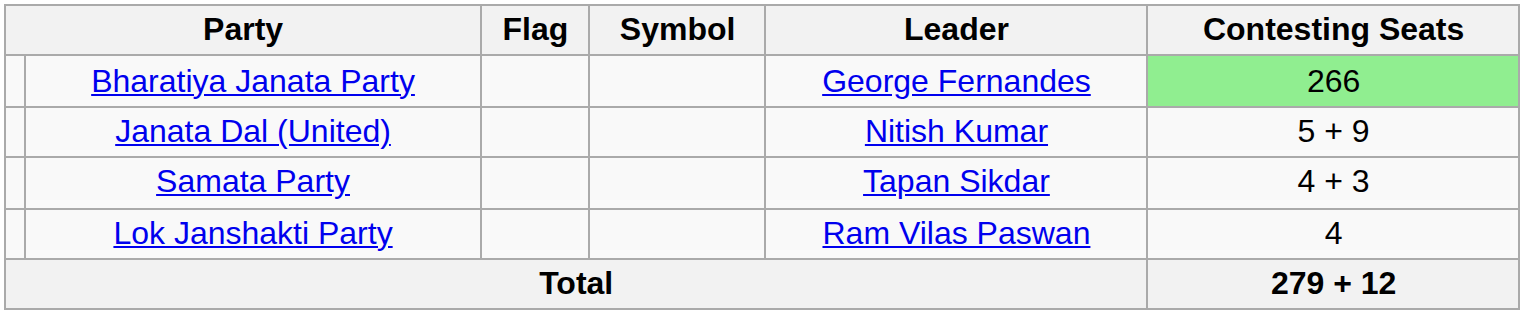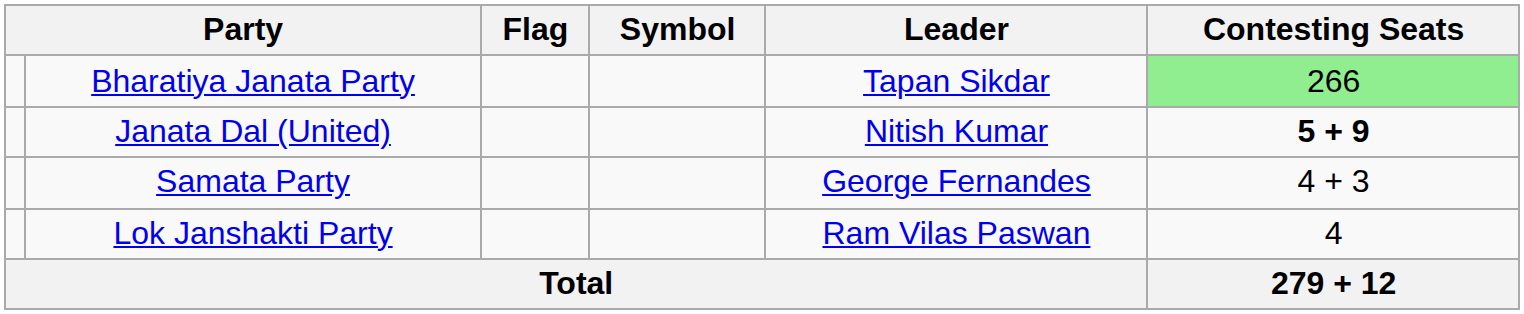(956, 80) George Fernandes -> (956, 80) Tapan Sikdar
(1334, 131) normal -> (1334, 131) bold
(956, 182) Tapan Sikdar -> (956, 182) George Fernandes
